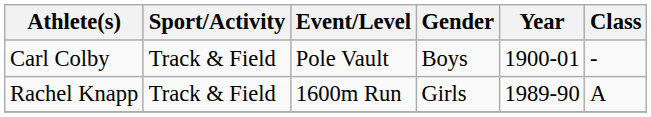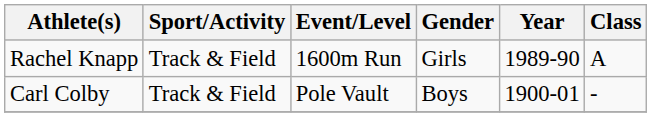rows swapped: (60, 58) <-> (74, 93)
